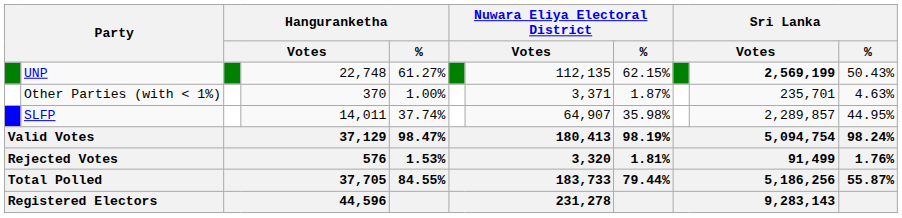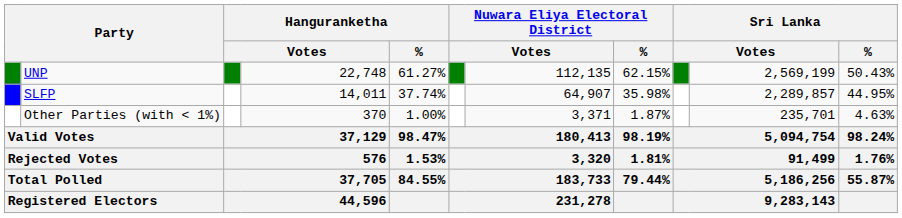(800, 73) bold -> (800, 73) normal
rows swapped: (40, 116) <-> (122, 95)
